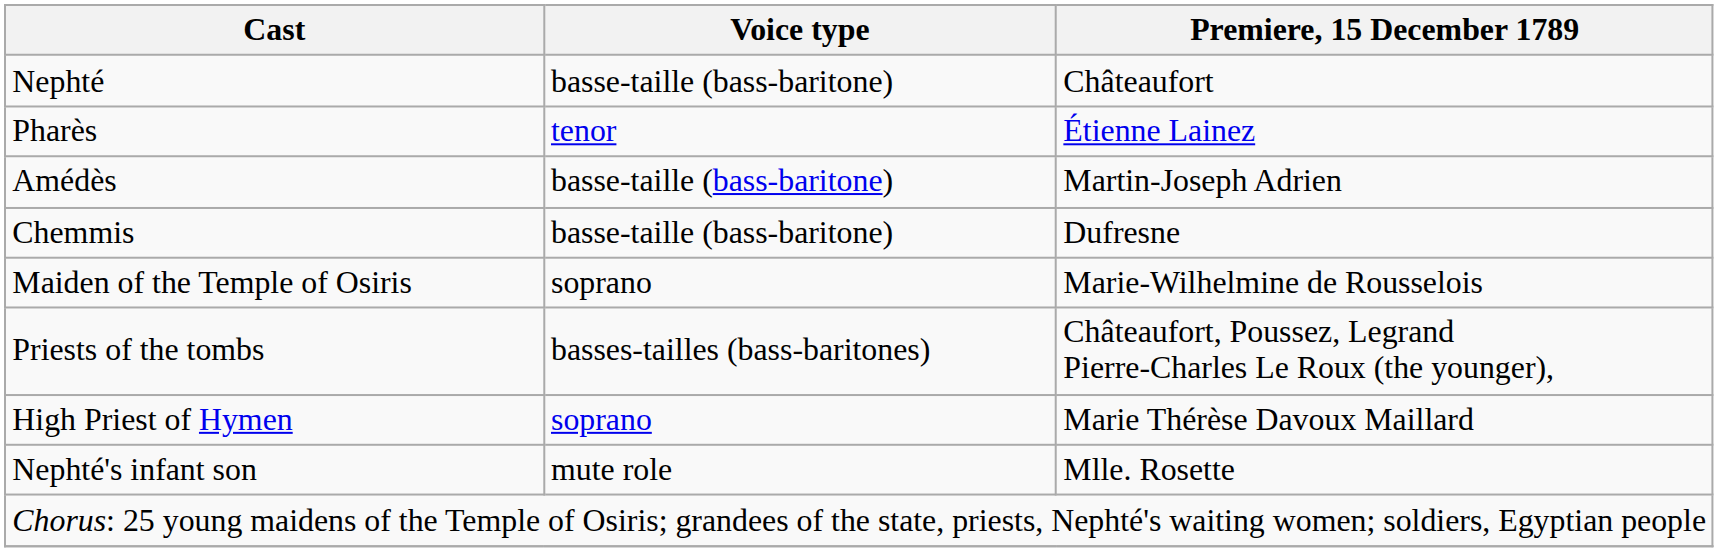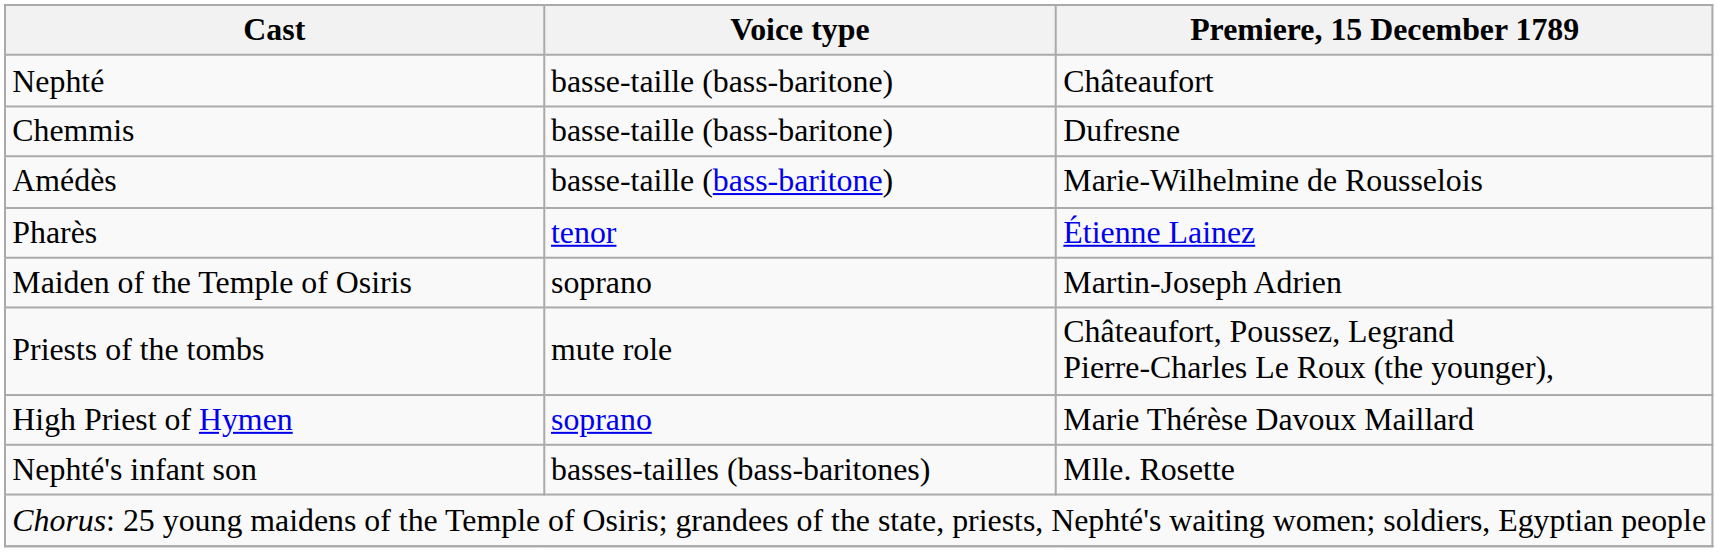rows swapped: (55, 130) <-> (73, 231)
(1203, 181) Martin-Joseph Adrien -> (1273, 181) Marie-Wilhelmine de Rousselois
(1273, 282) Marie-Wilhelmine de Rousselois -> (1203, 282) Martin-Joseph Adrien
(741, 350) basses-tailles (bass-baritones) -> (612, 350) mute role
(612, 469) mute role -> (741, 469) basses-tailles (bass-baritones)
